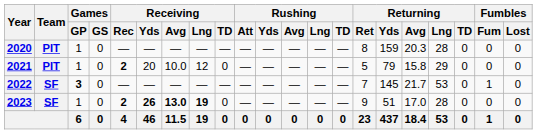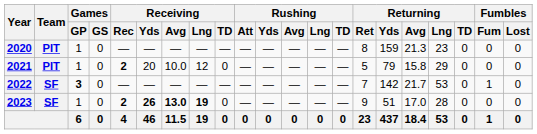(415, 48) 20.3 -> (415, 48) 21.3
(442, 48) 28 -> (442, 48) 23
(389, 84) 145 -> (389, 84) 142
